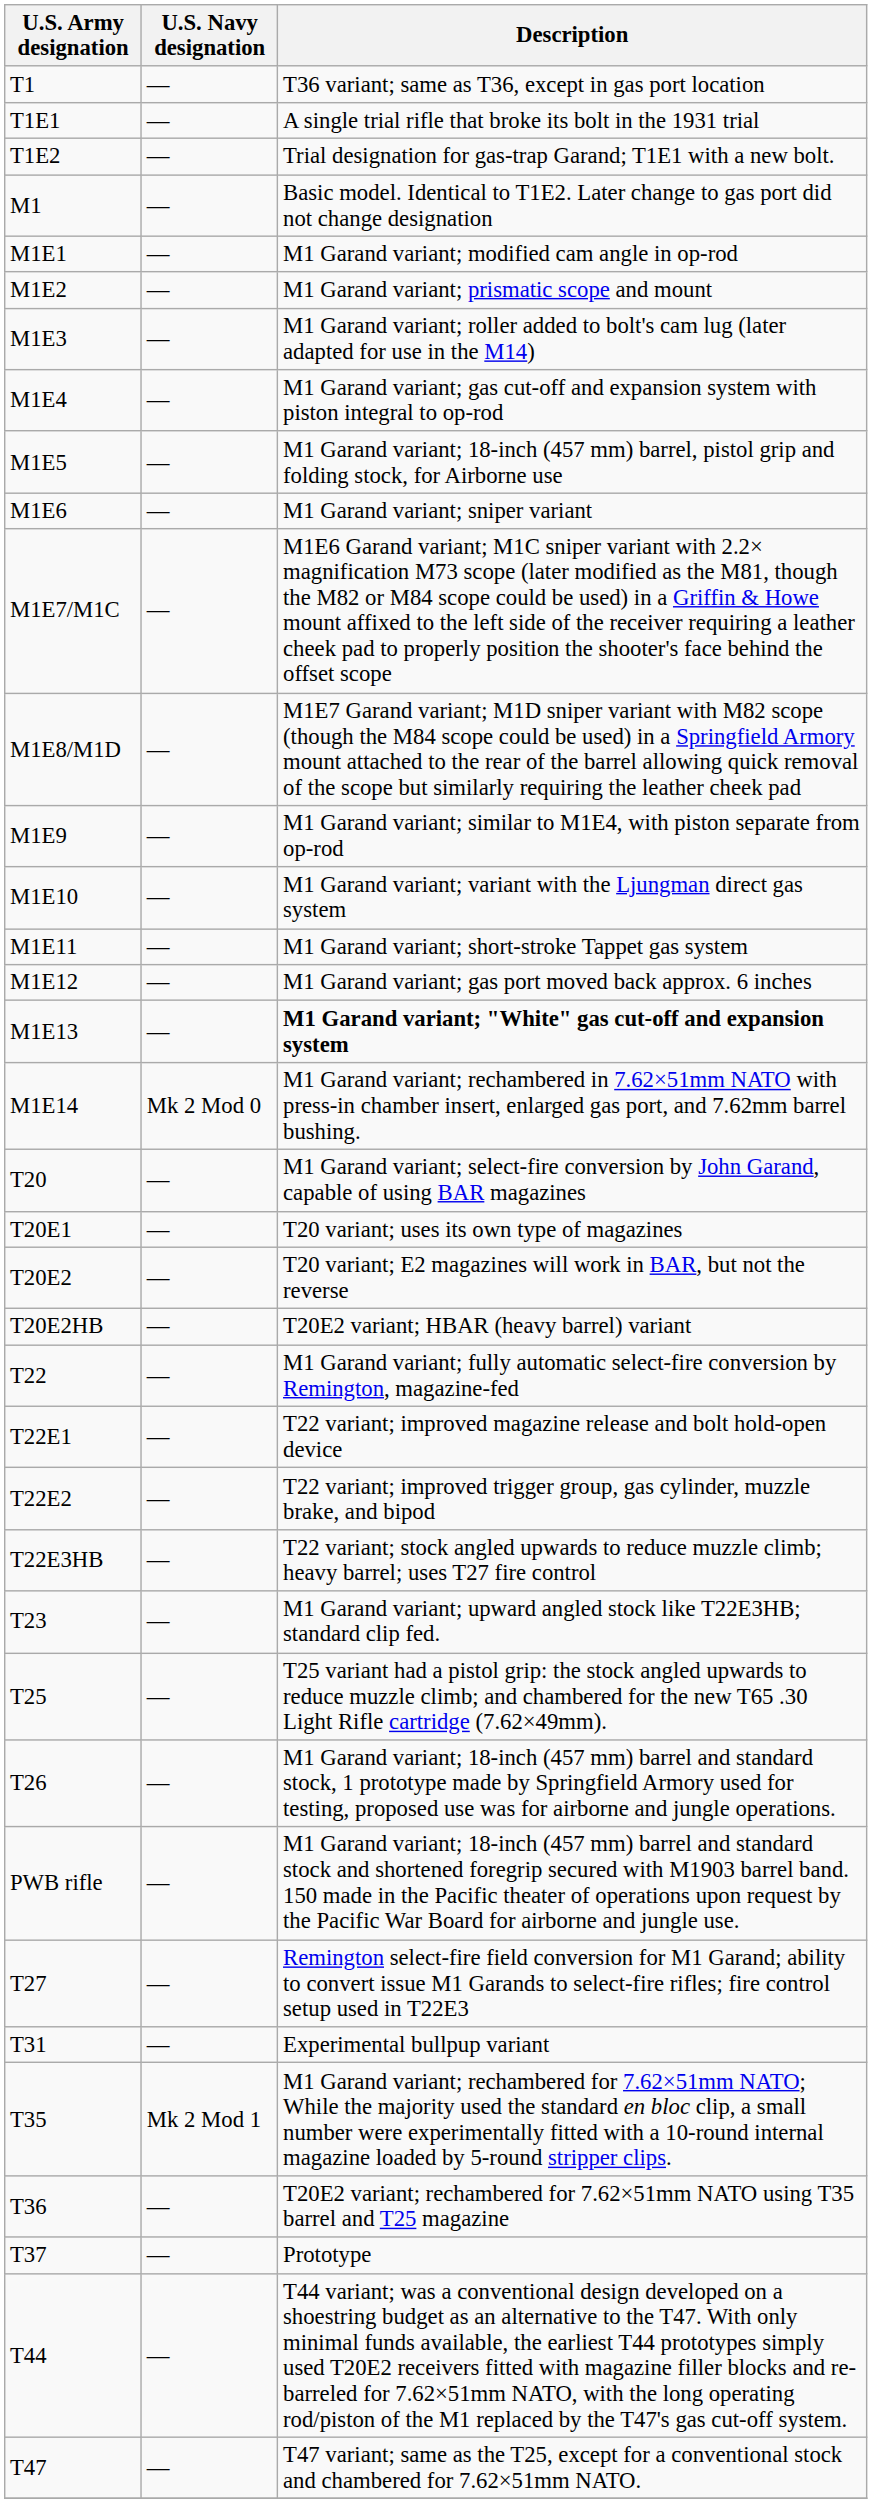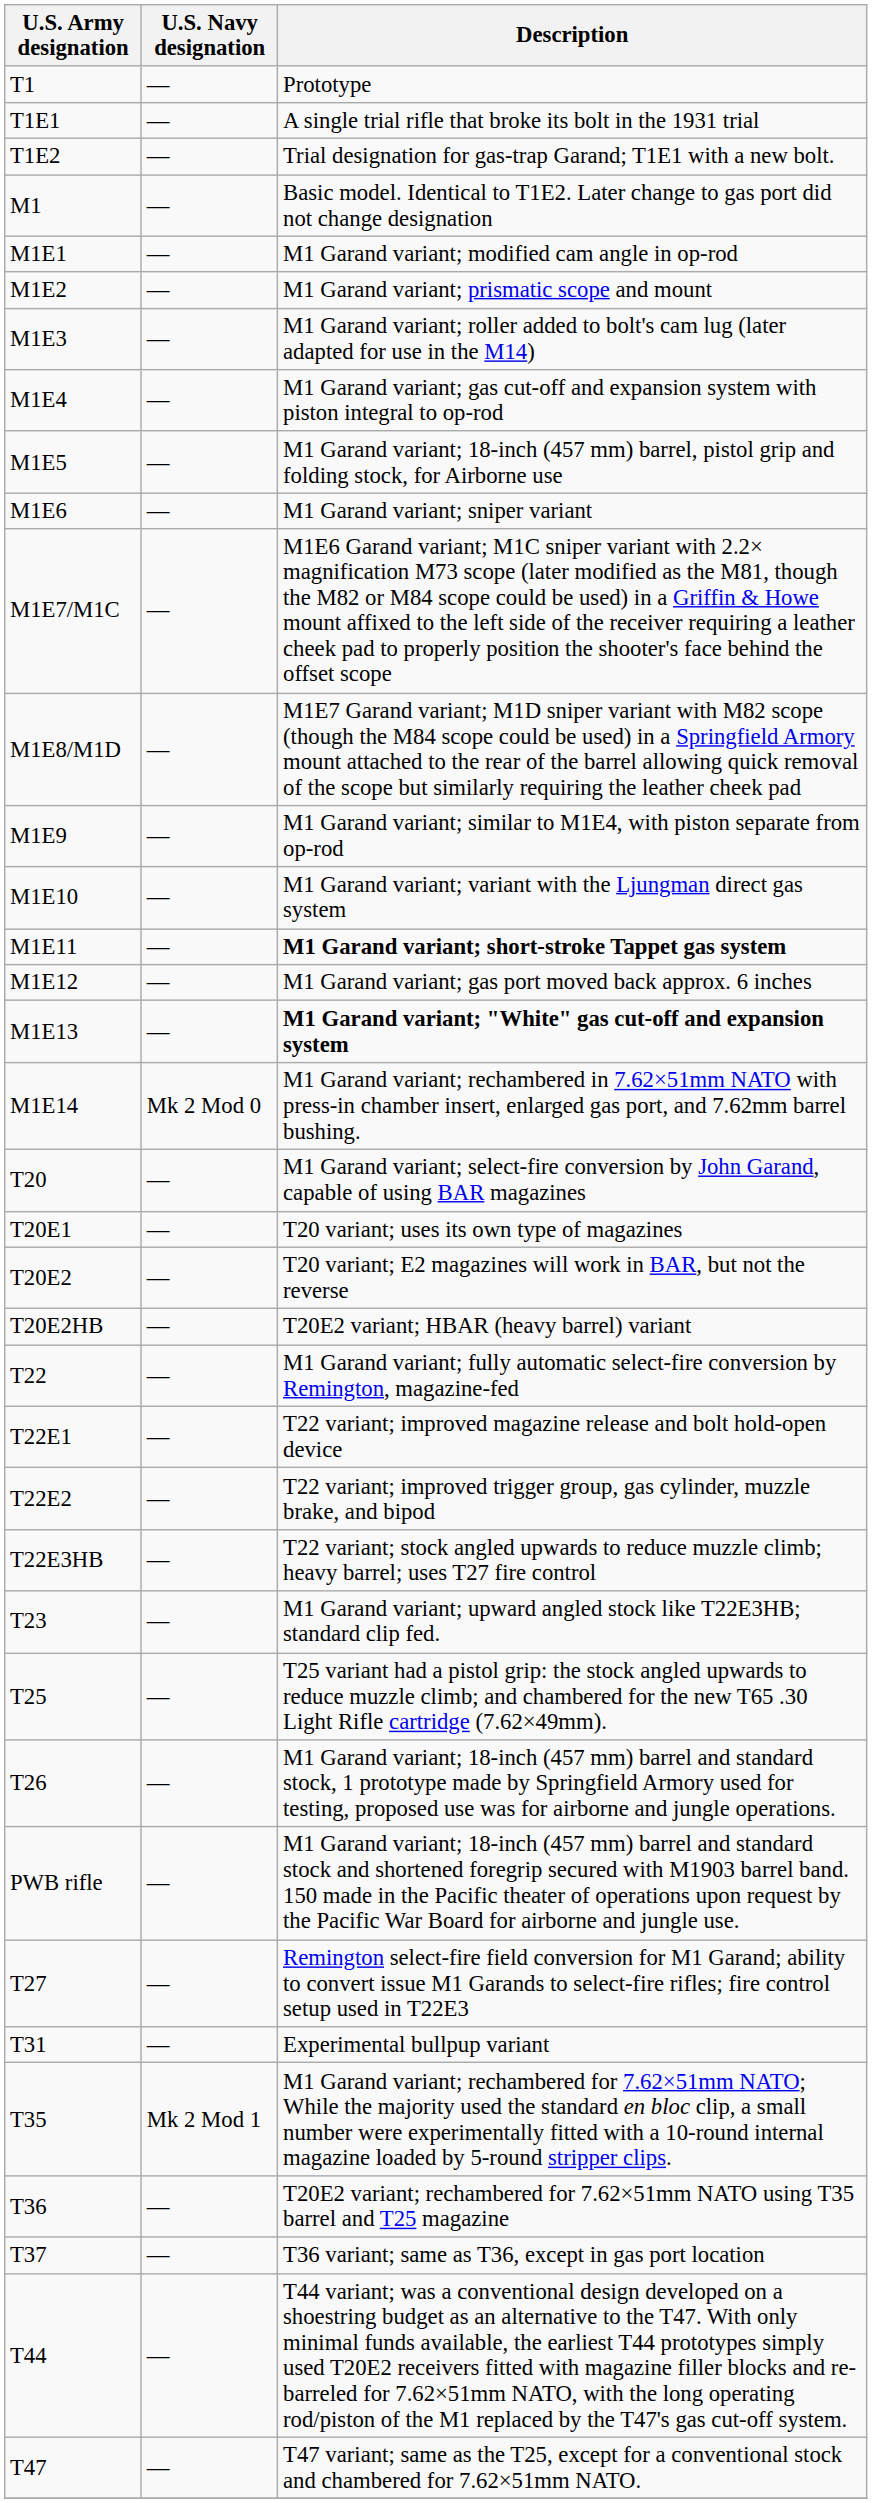(524, 84) T36 variant; same as T36, except in gas port location -> (327, 84) Prototype
(515, 946) normal -> (535, 946) bold
(327, 2254) Prototype -> (524, 2254) T36 variant; same as T36, except in gas port location
